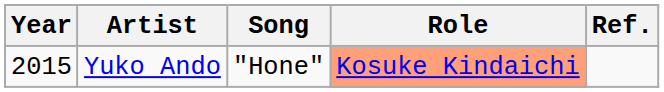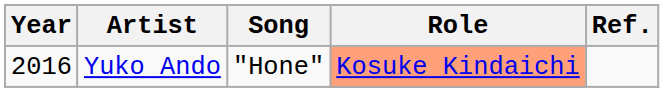(41, 67) 2015 -> (41, 67) 2016
